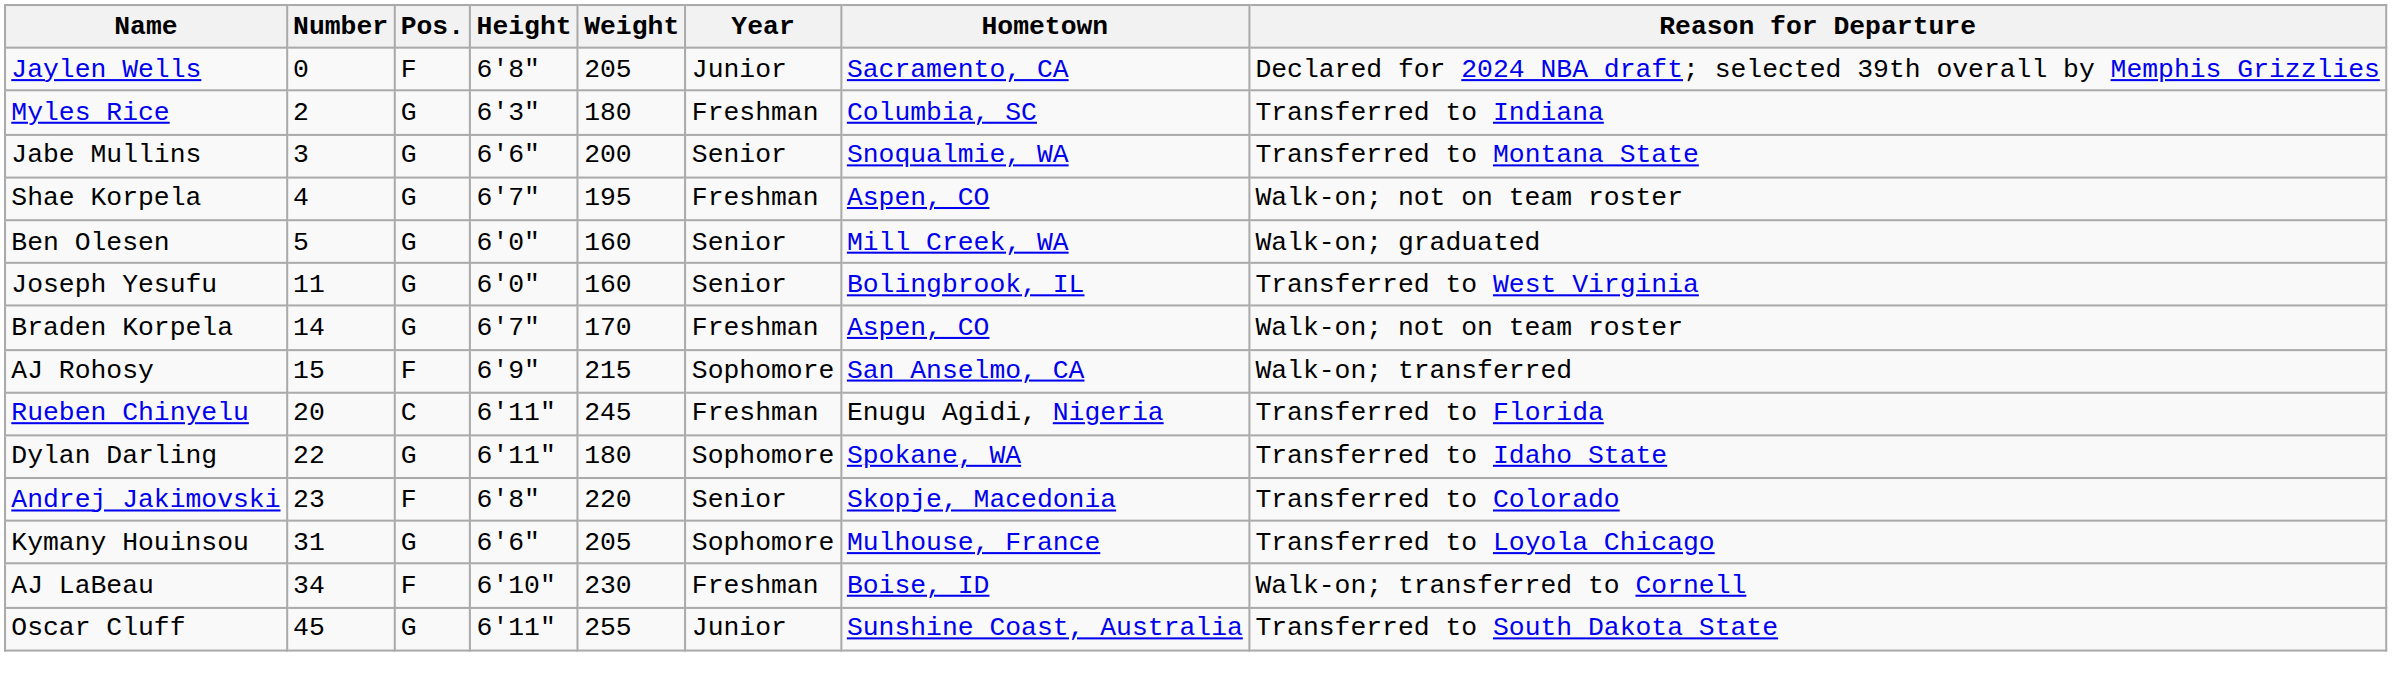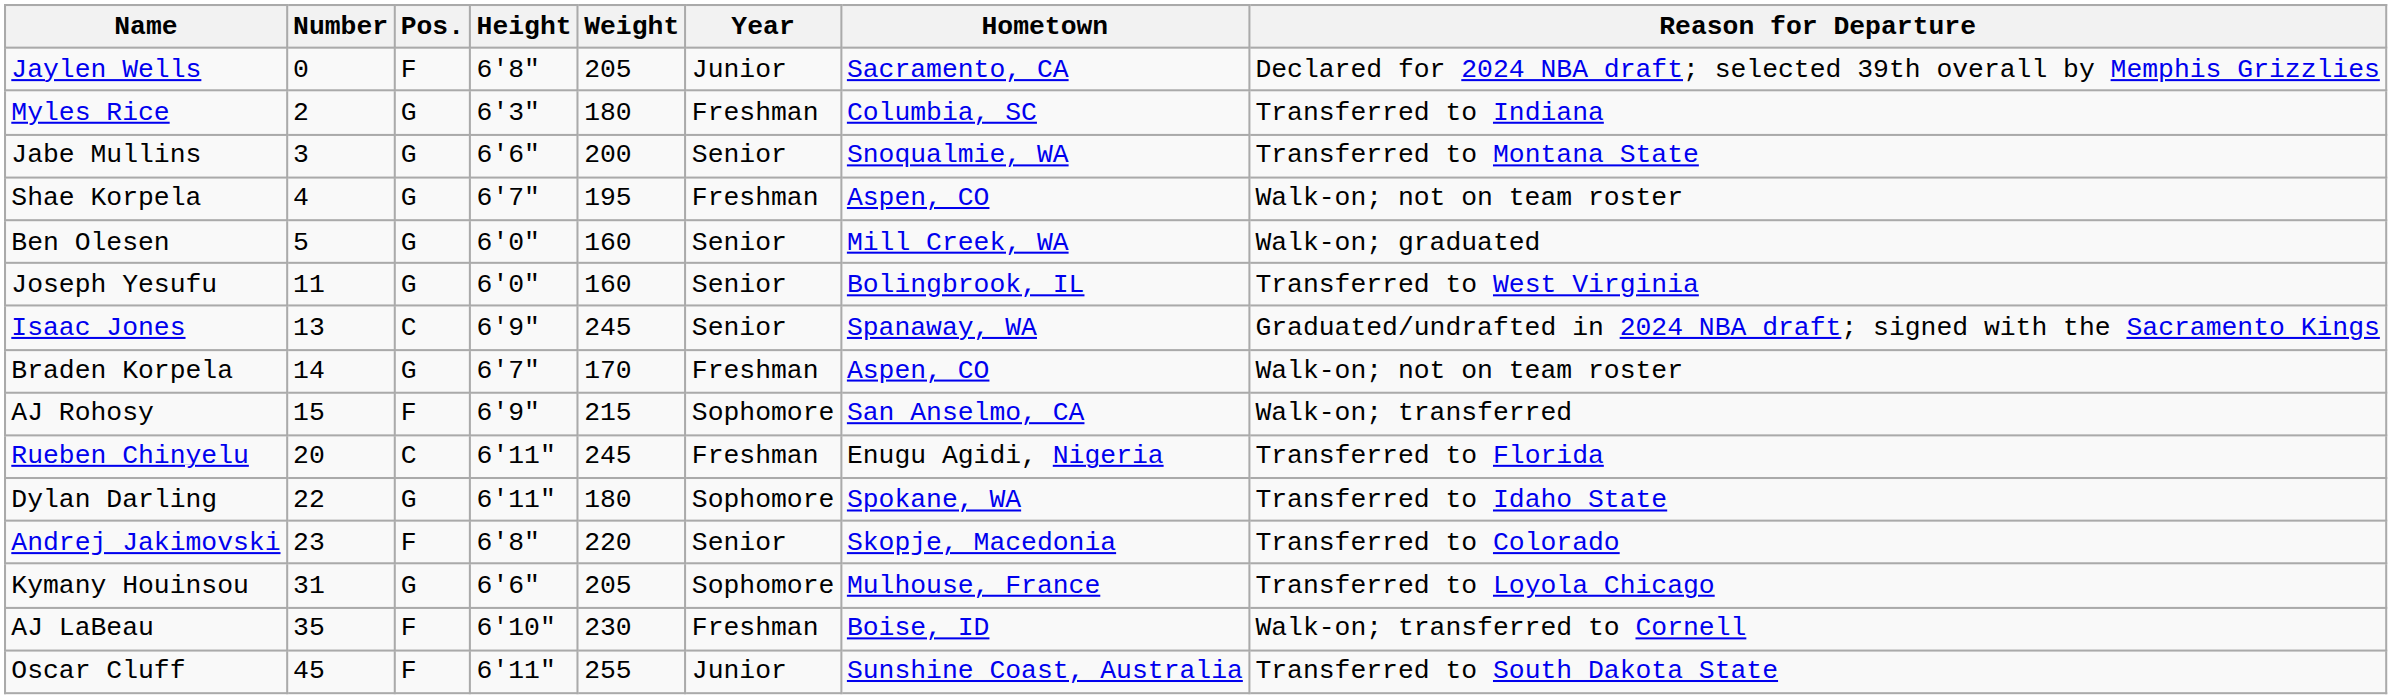+ row: (98, 328)
(309, 586) 34 -> (309, 629) 35
(409, 629) G -> (409, 672) F
